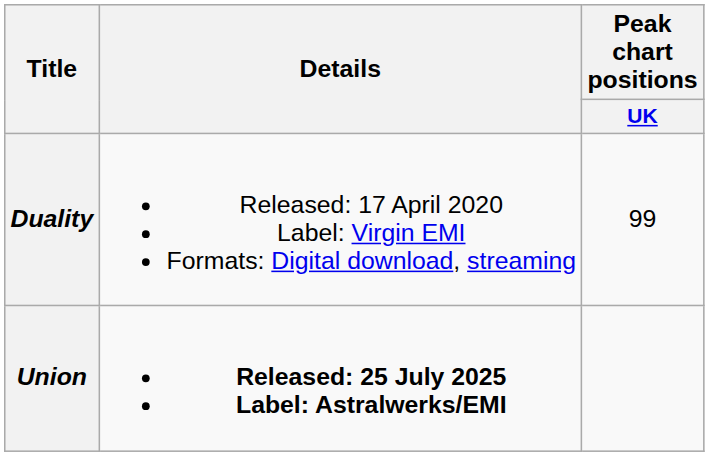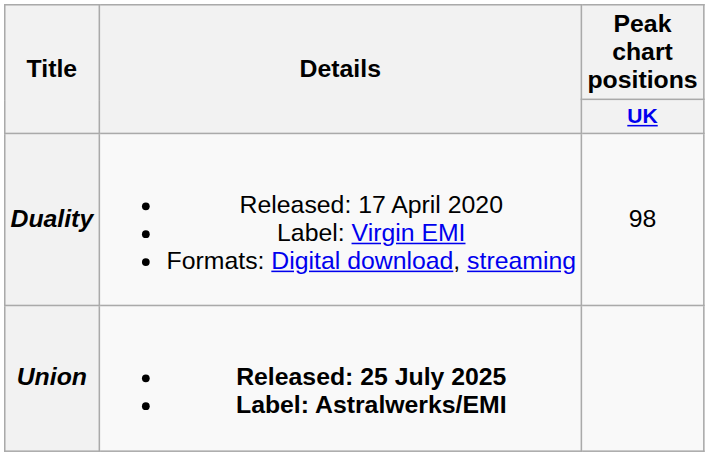(643, 219) 99 -> (643, 219) 98
